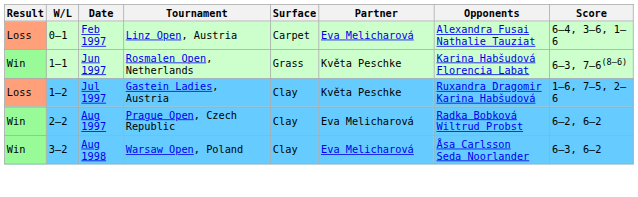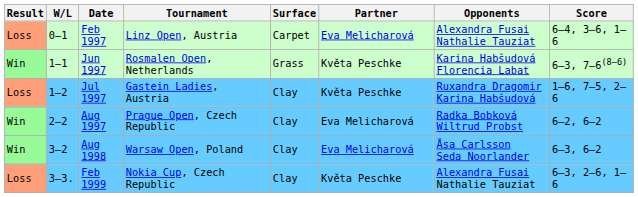+ row: (94, 178)
